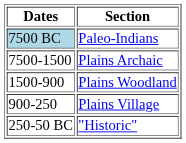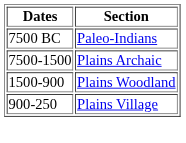(35, 38) lightblue background -> (35, 38) no background
- row: (108, 125)
